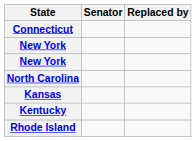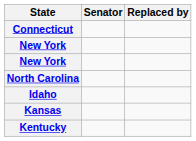+ row: (43, 95)
- row: (43, 128)
